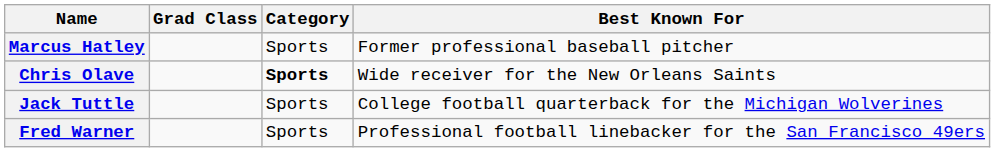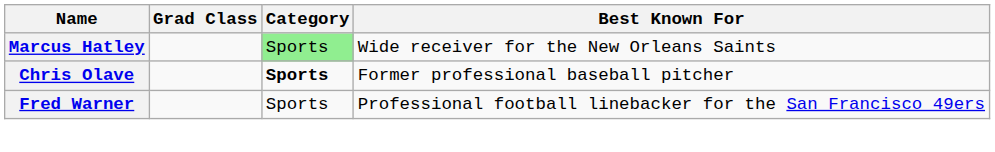(297, 47) no background -> (297, 47) lightgreen background
(546, 47) Former professional baseball pitcher -> (567, 47) Wide receiver for the New Orleans Saints
(567, 76) Wide receiver for the New Orleans Saints -> (546, 76) Former professional baseball pitcher
- row: (77, 104)
